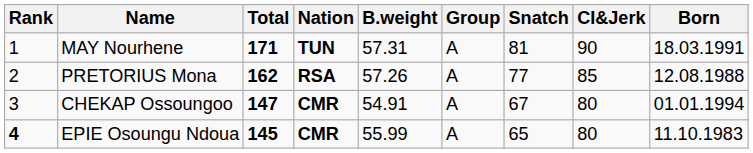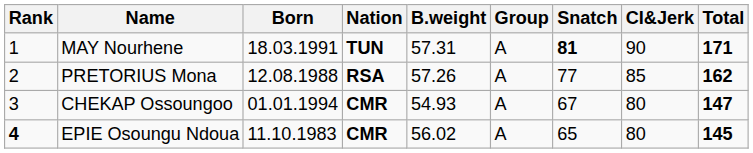columns swapped: (699, 18) <-> (268, 18)
(519, 47) normal -> (567, 47) bold
(385, 104) 54.91 -> (434, 104) 54.93
(385, 133) 55.99 -> (434, 133) 56.02
